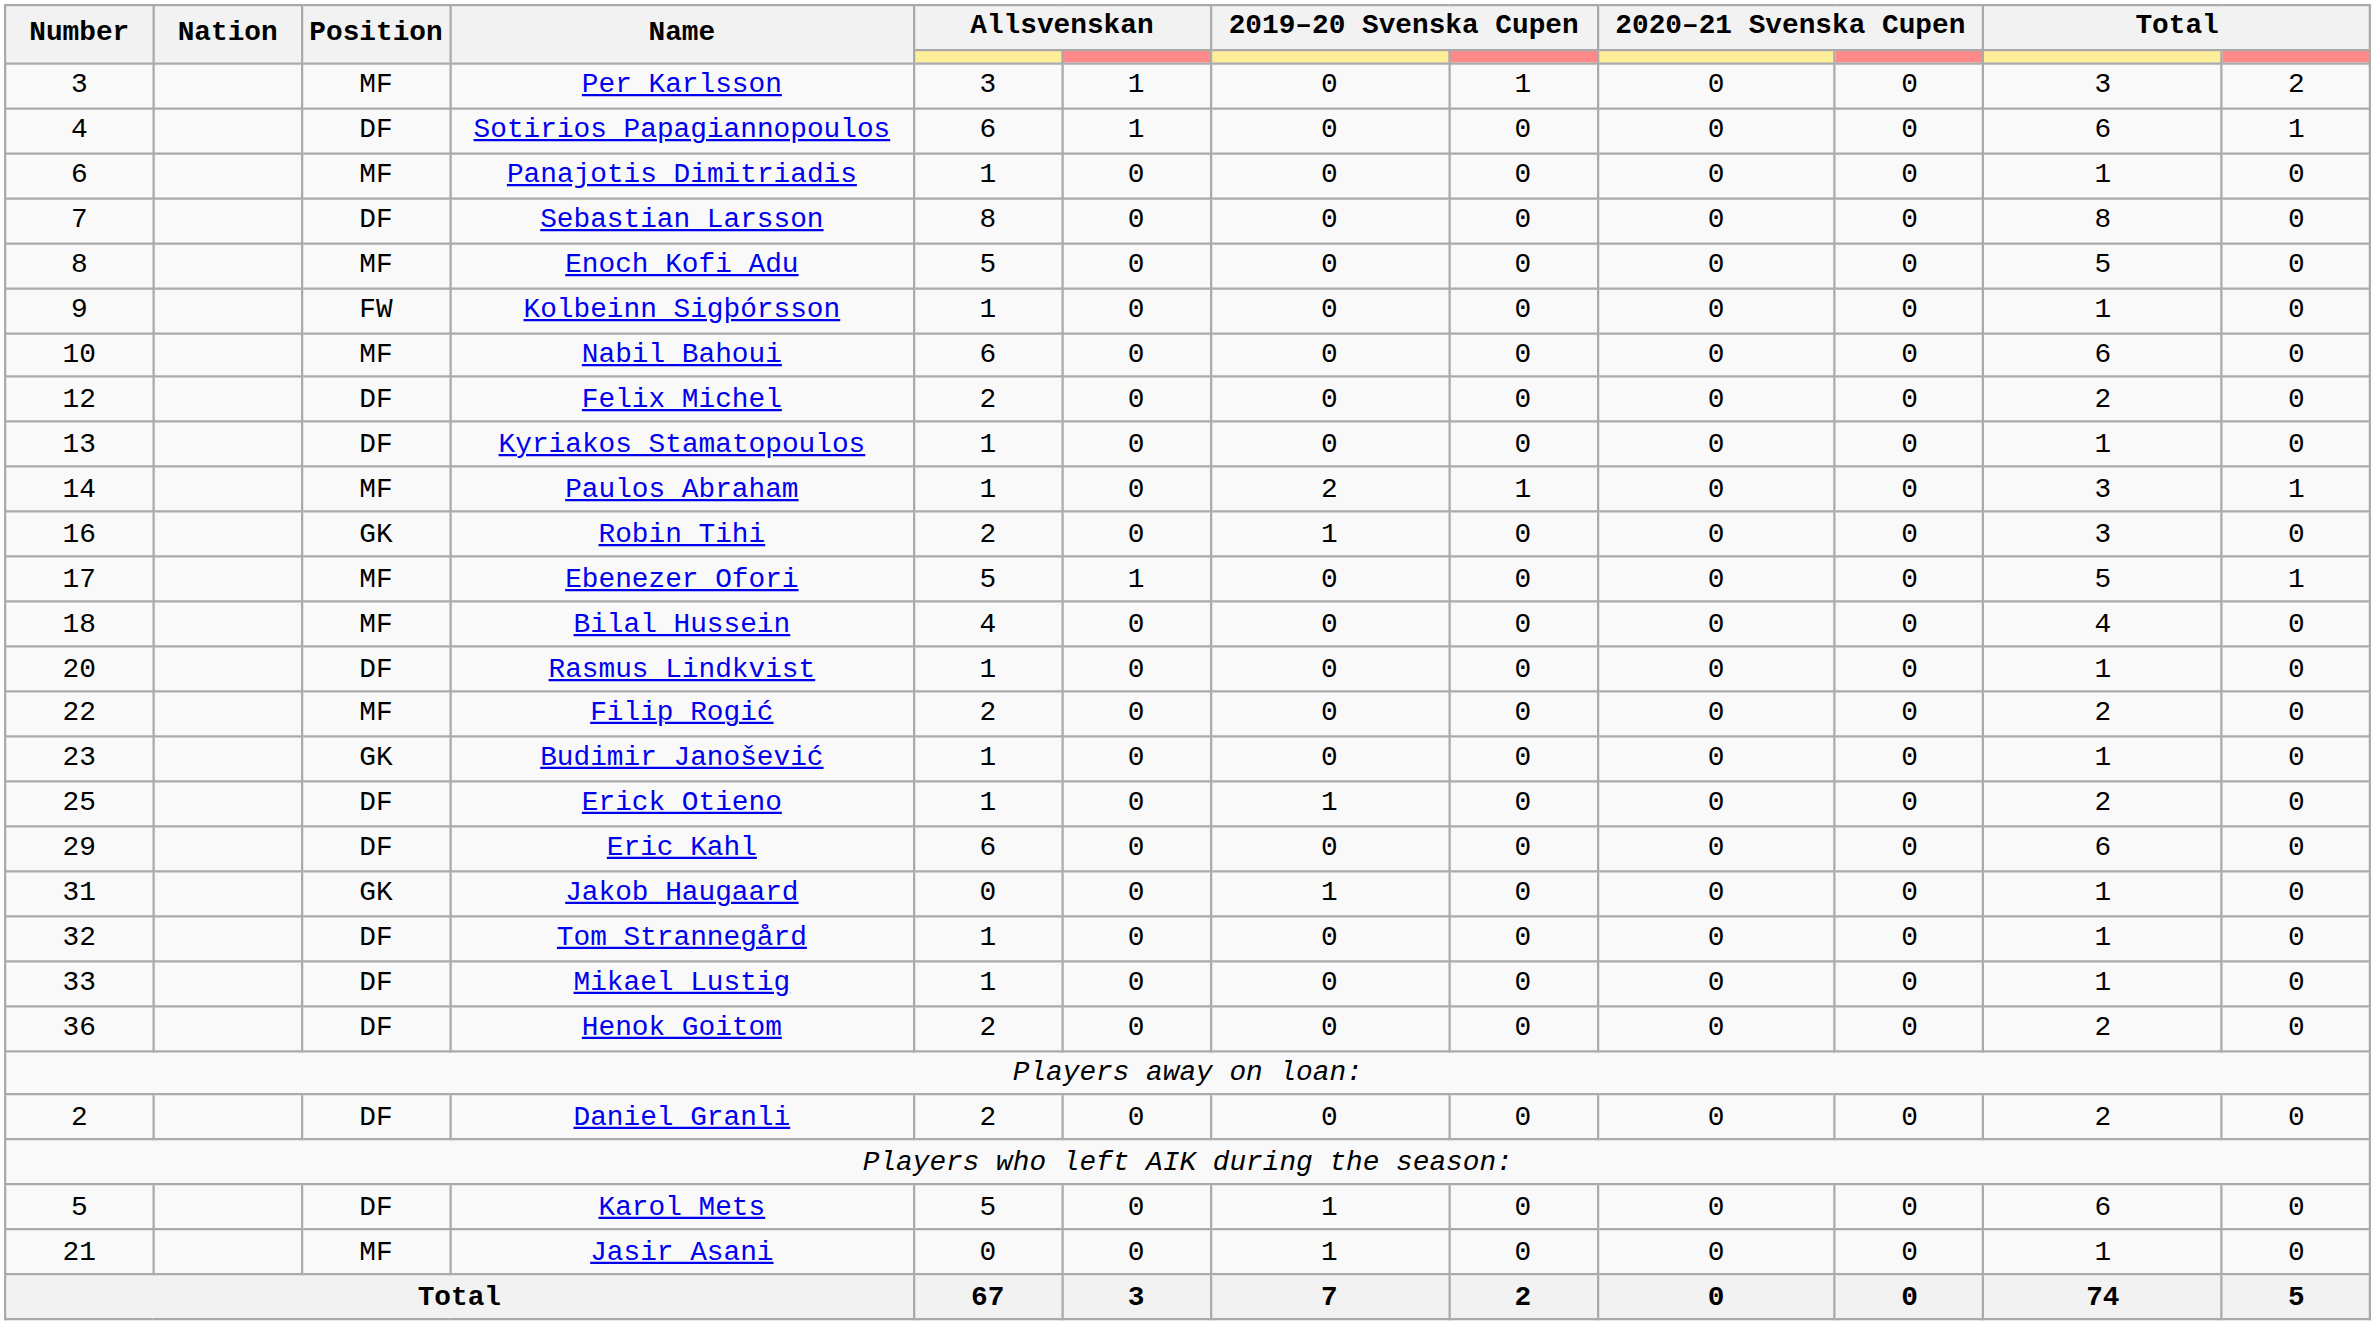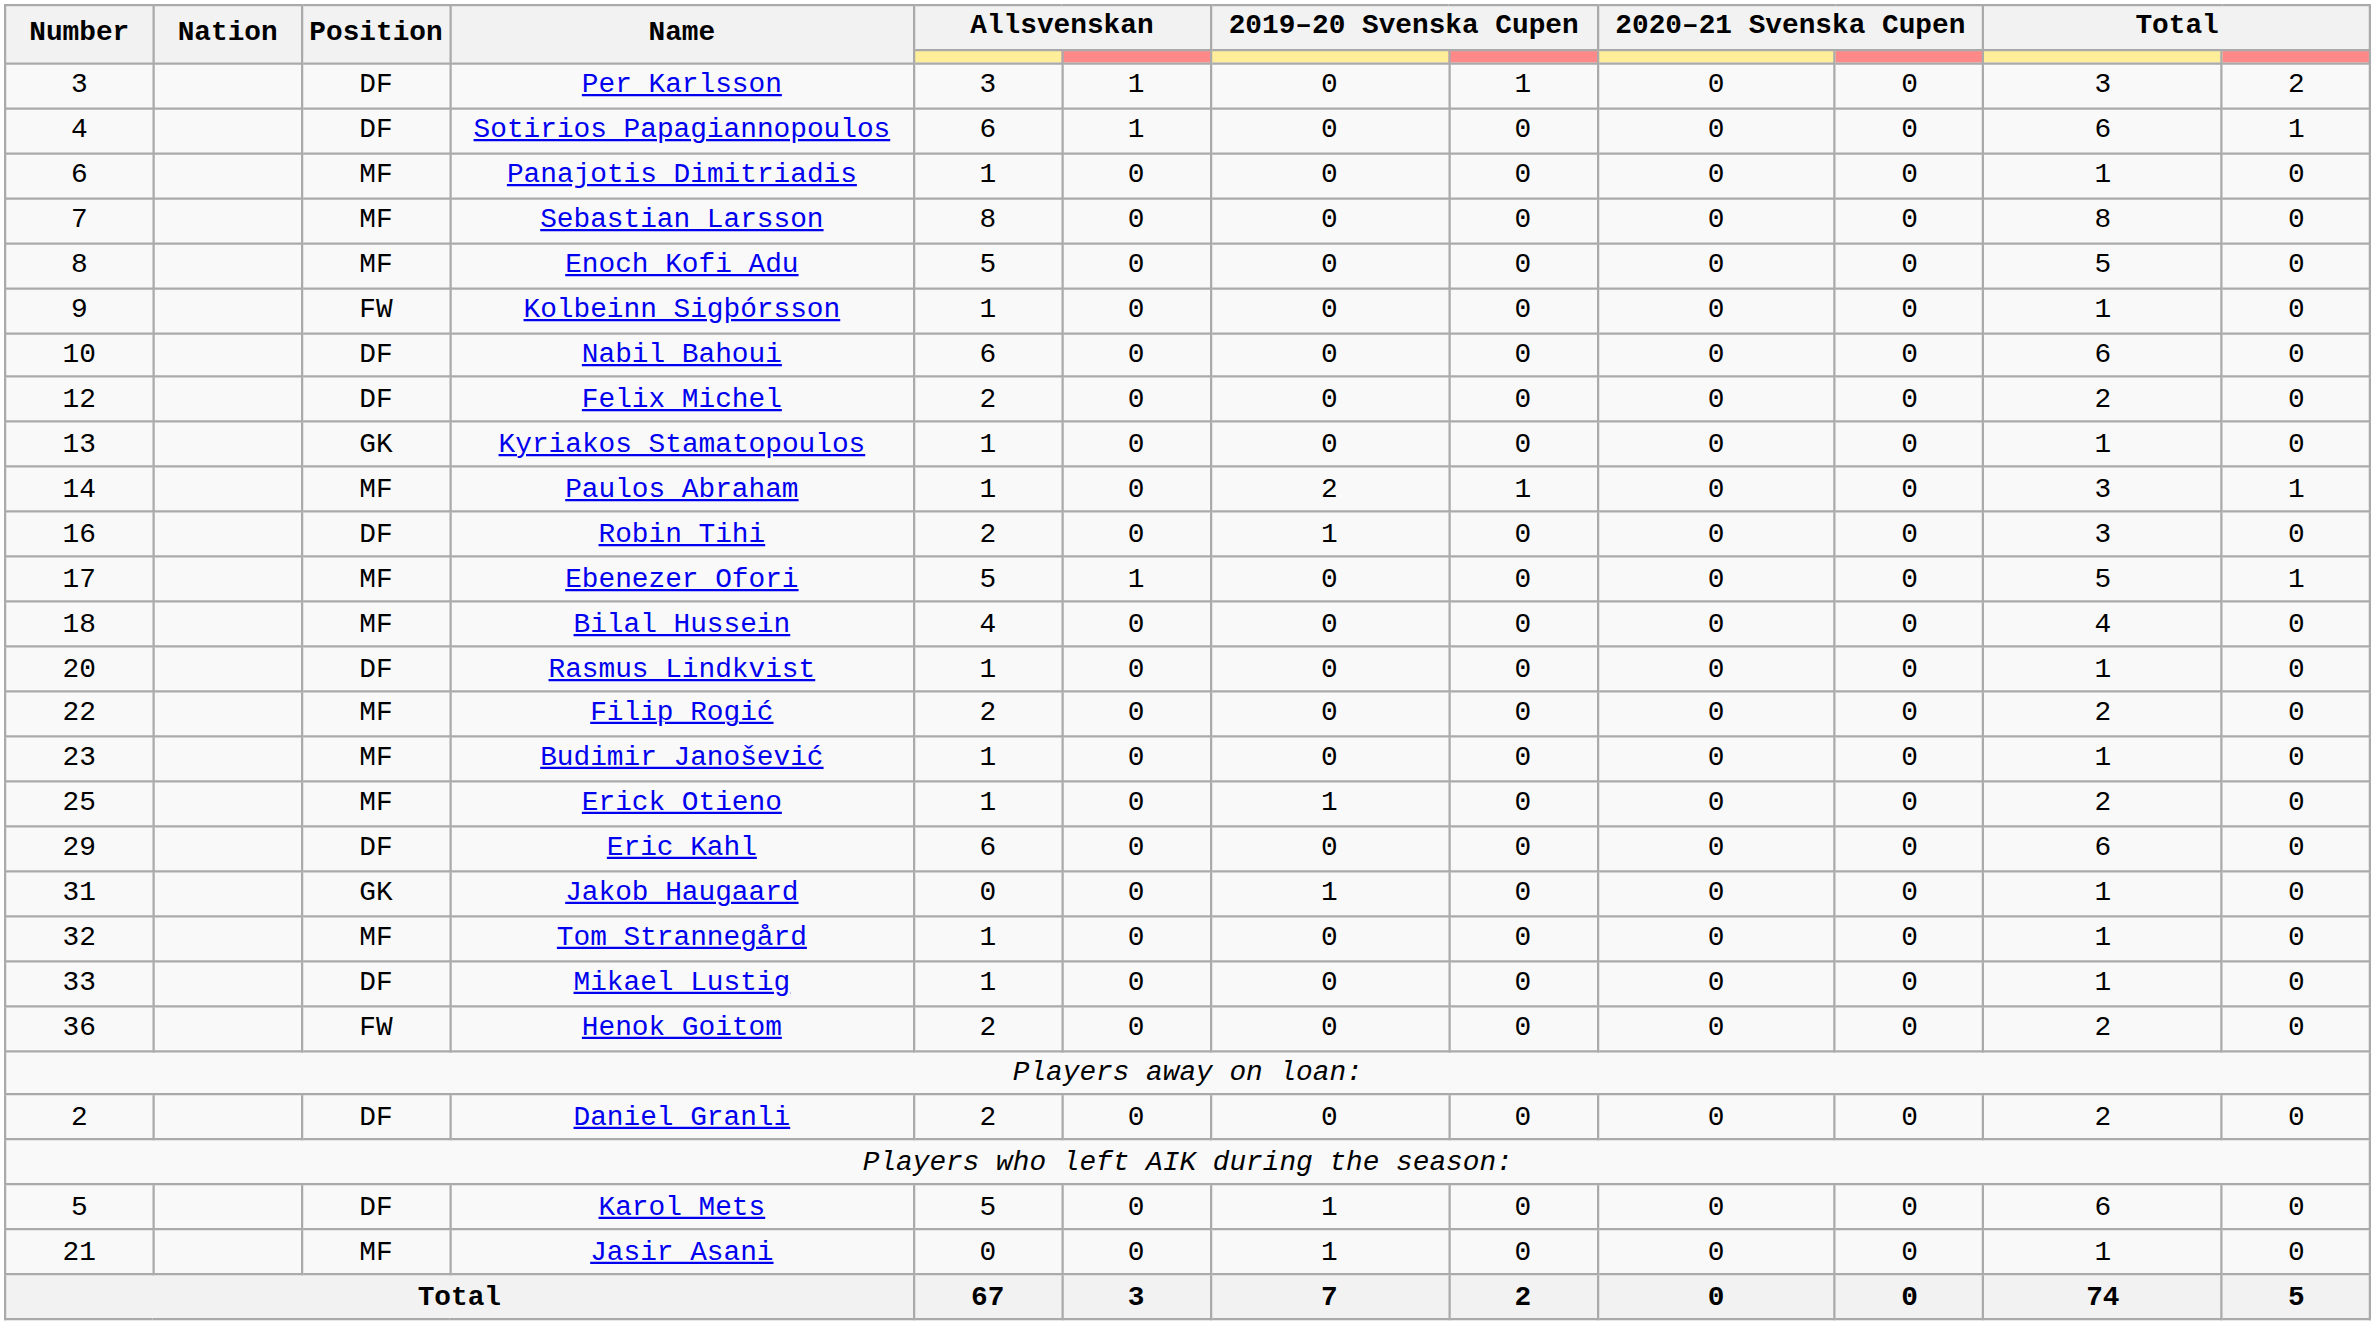(376, 86) MF -> (376, 86) DF
(376, 221) DF -> (376, 221) MF
(376, 355) MF -> (376, 355) DF
(376, 445) DF -> (376, 445) GK
(376, 535) GK -> (376, 535) DF
(376, 759) GK -> (376, 759) MF
(376, 804) DF -> (376, 804) MF
(376, 938) DF -> (376, 938) MF
(376, 1028) DF -> (376, 1028) FW
